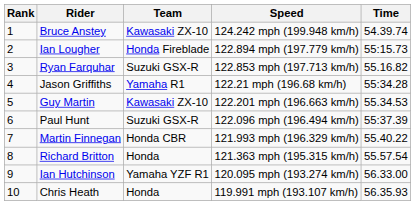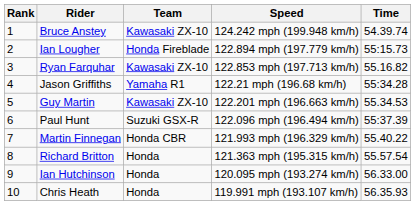(162, 67) Suzuki GSX-R -> (167, 67) Kawasaki ZX-10
(167, 174) Yamaha YZF R1 -> (143, 174) Honda
